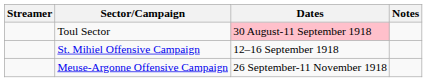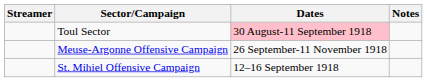rows swapped: (129, 49) <-> (143, 67)
